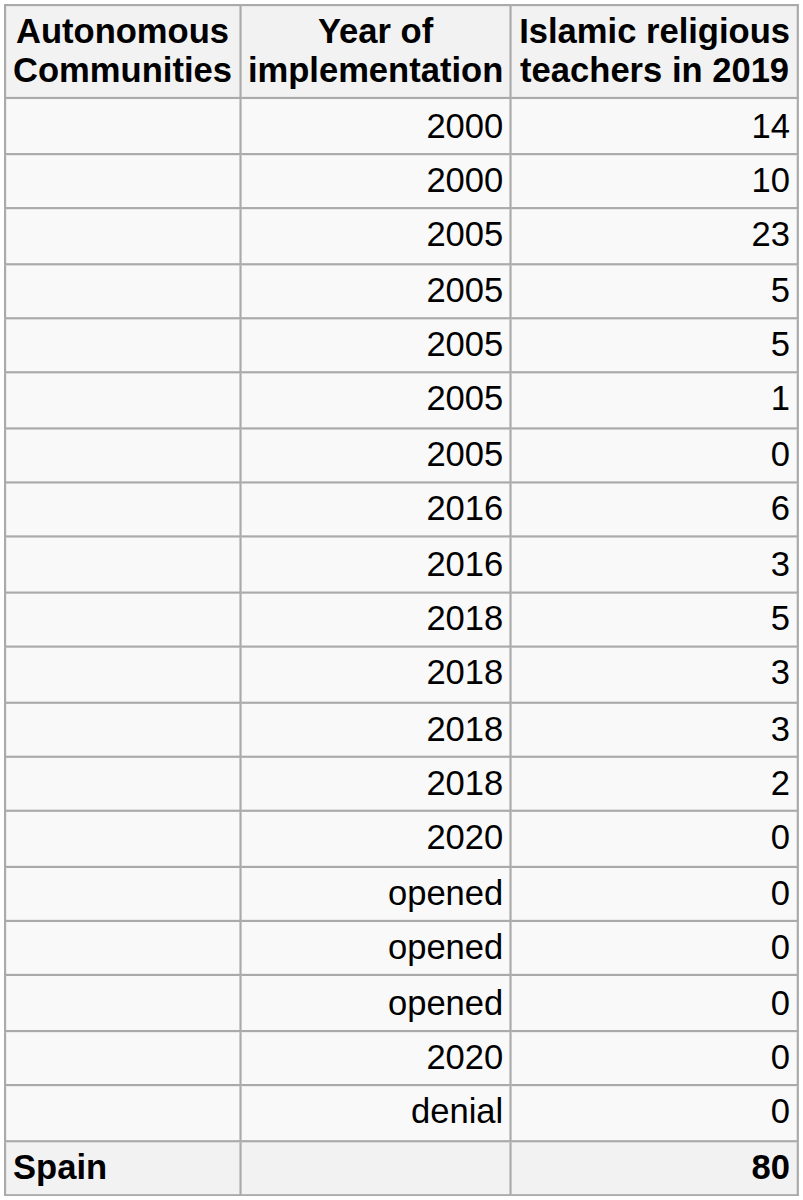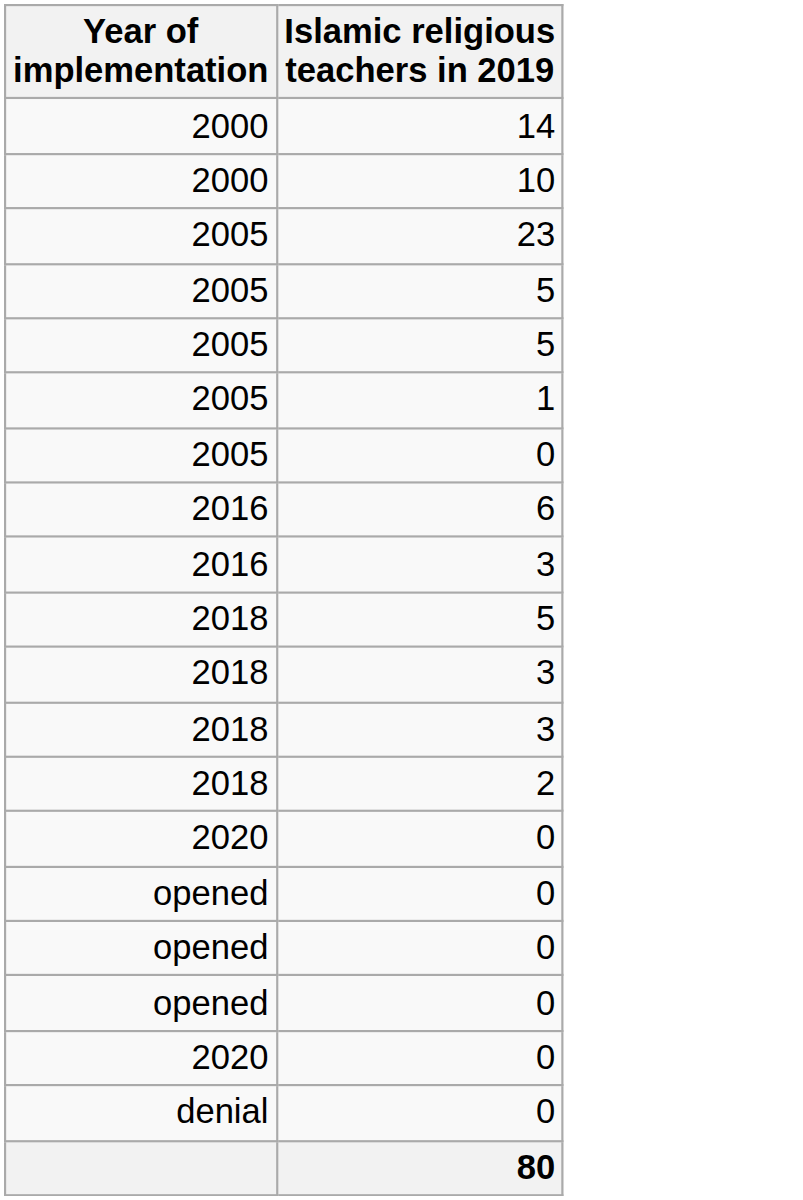- column: (122, 51)
